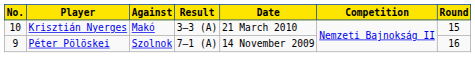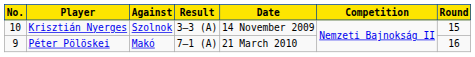(143, 28) Makó -> (152, 28) Szolnok
(260, 28) 21 March 2010 -> (268, 28) 14 November 2009
(152, 44) Szolnok -> (143, 44) Makó
(268, 44) 14 November 2009 -> (260, 44) 21 March 2010
